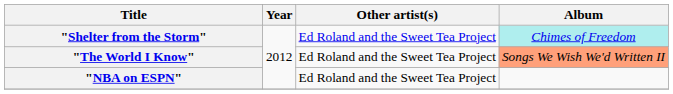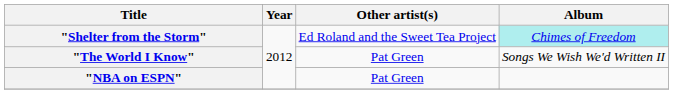(397, 57) Ed Roland and the Sweet Tea Project -> (397, 57) Pat Green
(583, 57) lightsalmon background -> (583, 57) no background
(397, 78) Ed Roland and the Sweet Tea Project -> (397, 78) Pat Green
